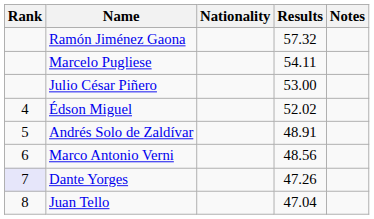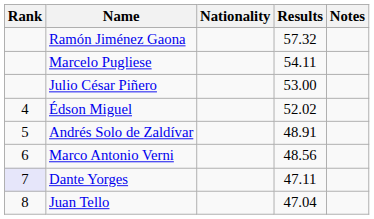(300, 179) 47.26 -> (300, 179) 47.11
